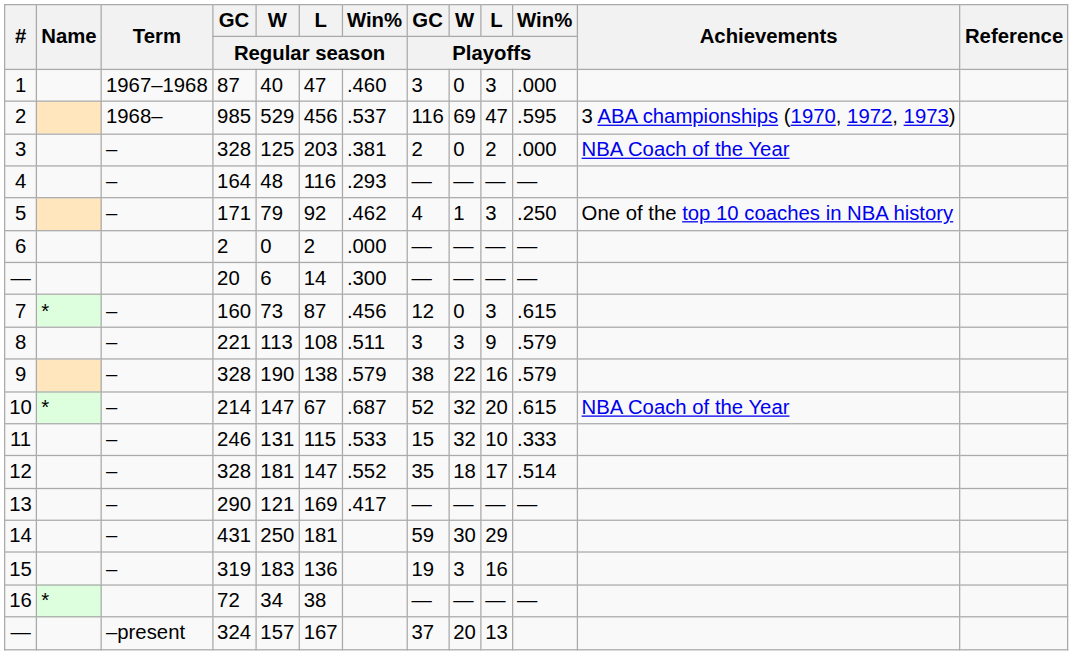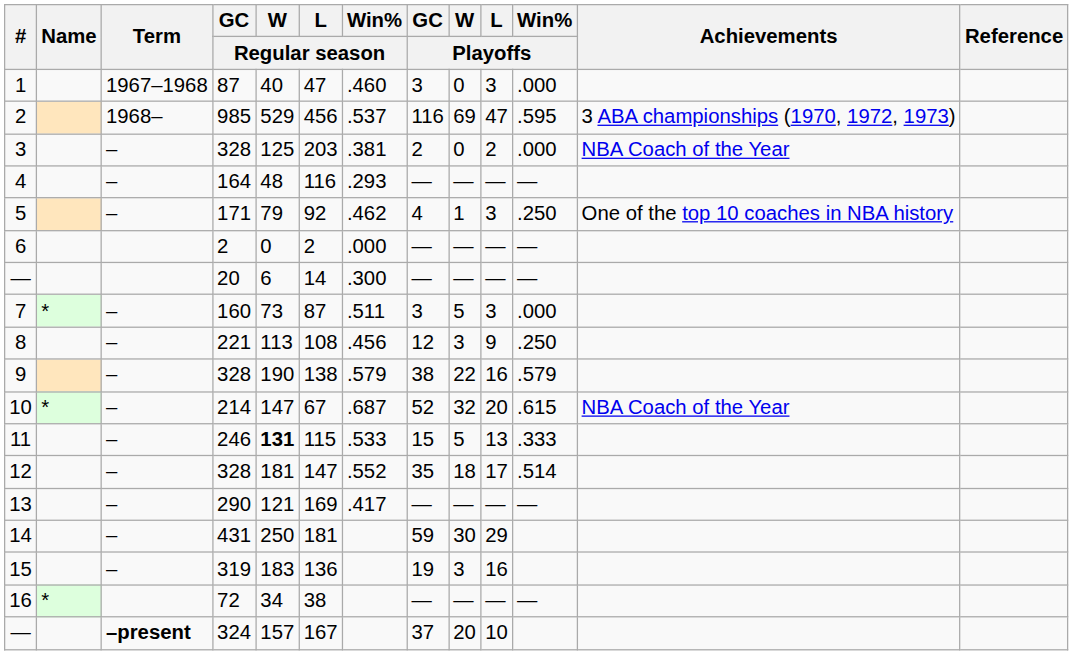(367, 310) .456 -> (366, 310) .511
(423, 310) 12 -> (417, 310) 3
(459, 310) 0 -> (459, 310) 5
(537, 310) .615 -> (537, 310) .000
(366, 342) .511 -> (367, 342) .456
(417, 342) 3 -> (423, 342) 12
(537, 342) .579 -> (537, 342) .250
(277, 439) normal -> (277, 439) bold
(464, 439) 32 -> (459, 439) 5
(496, 439) 10 -> (496, 439) 13
(146, 632) normal -> (148, 632) bold
(496, 632) 13 -> (496, 632) 10
